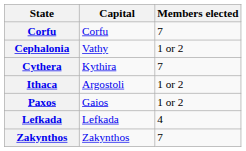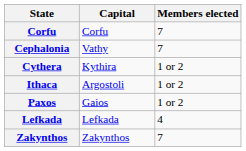(170, 48) 1 or 2 -> (160, 48) 7
(160, 66) 7 -> (170, 66) 1 or 2
